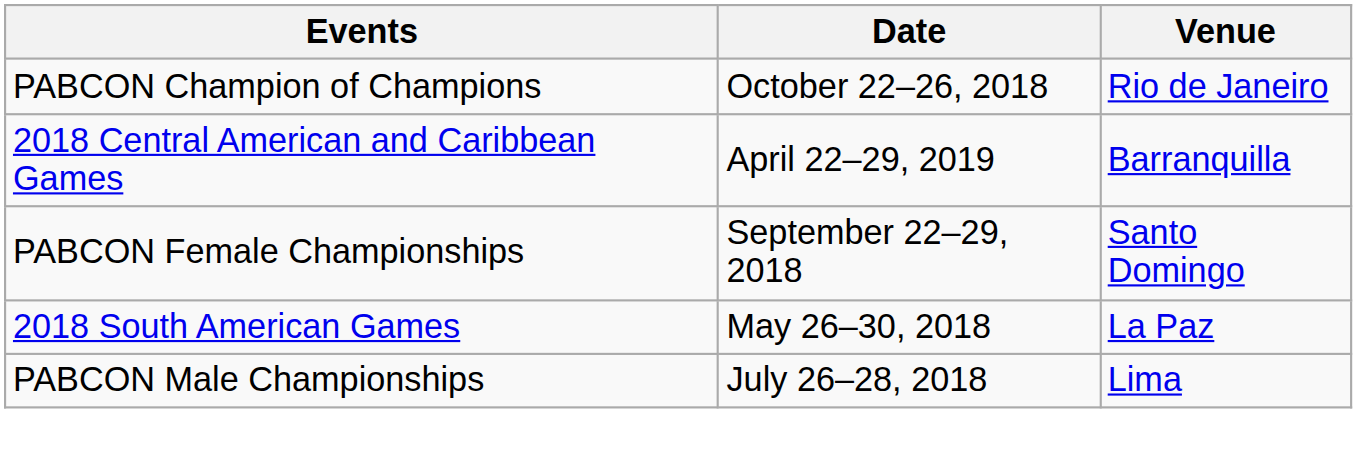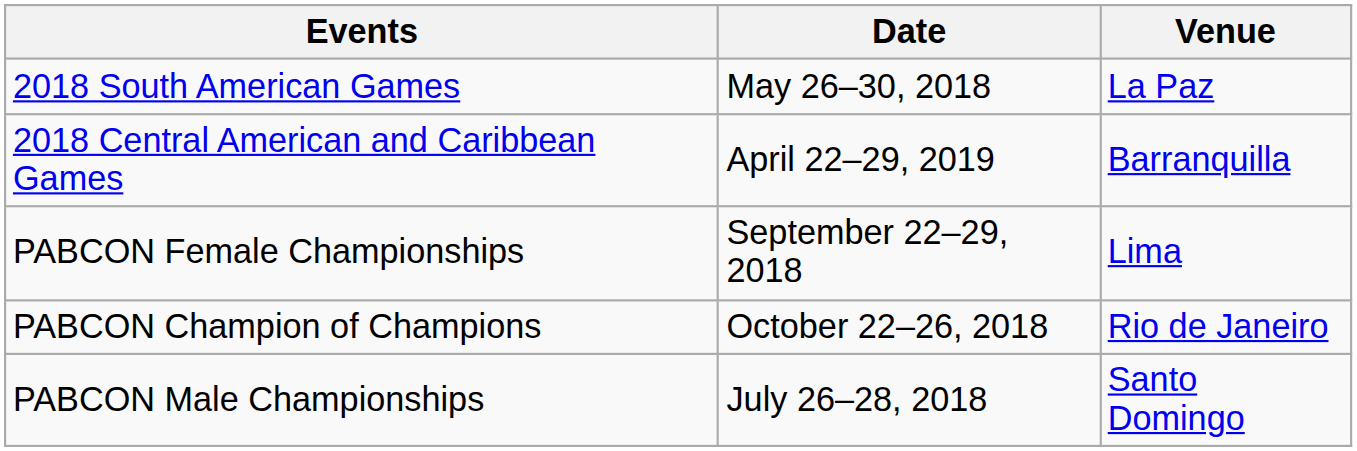rows swapped: (237, 325) <-> (277, 85)
(1176, 252) Santo Domingo -> (1145, 252) Lima
(1145, 380) Lima -> (1176, 399) Santo Domingo
